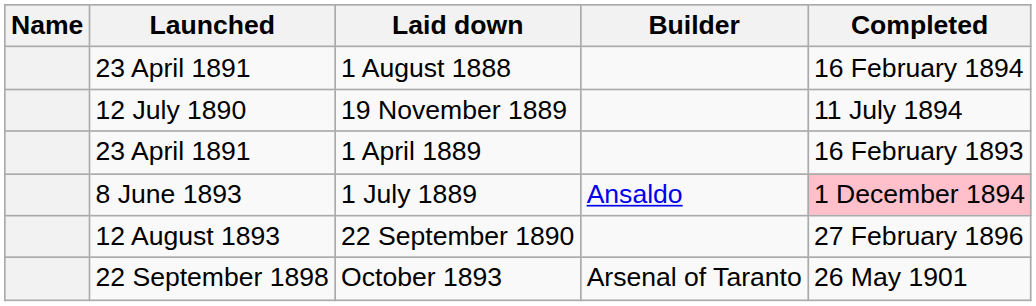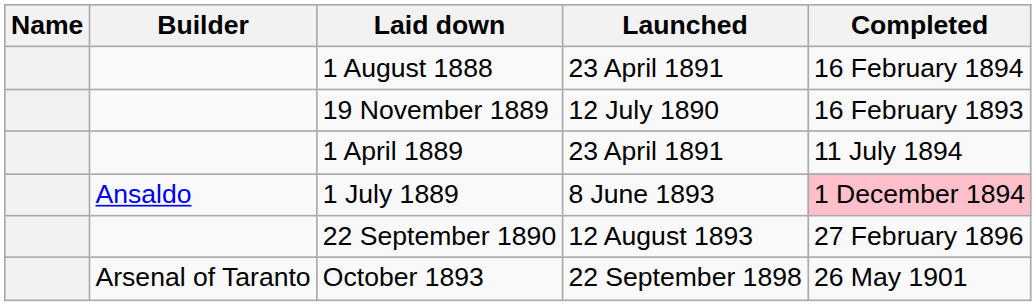columns swapped: (694, 25) <-> (212, 25)
(888, 109) 11 July 1894 -> (919, 109) 16 February 1893
(919, 151) 16 February 1893 -> (888, 151) 11 July 1894
